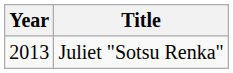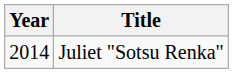(29, 52) 2013 -> (29, 52) 2014
